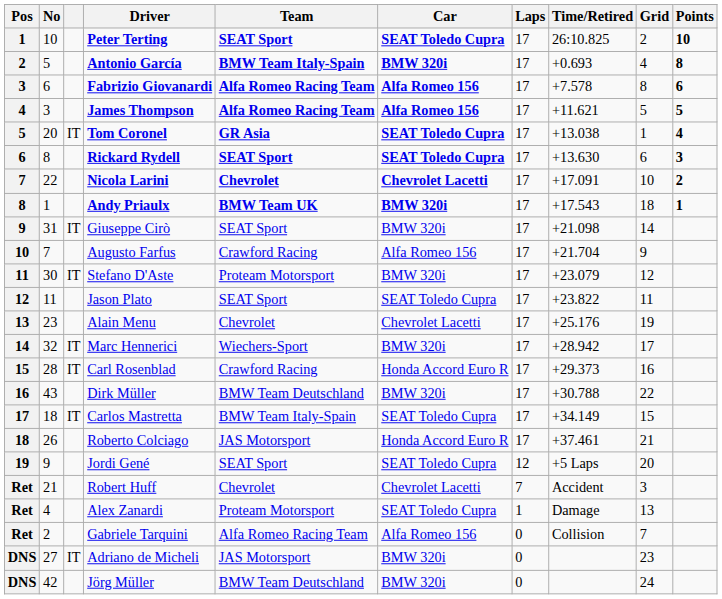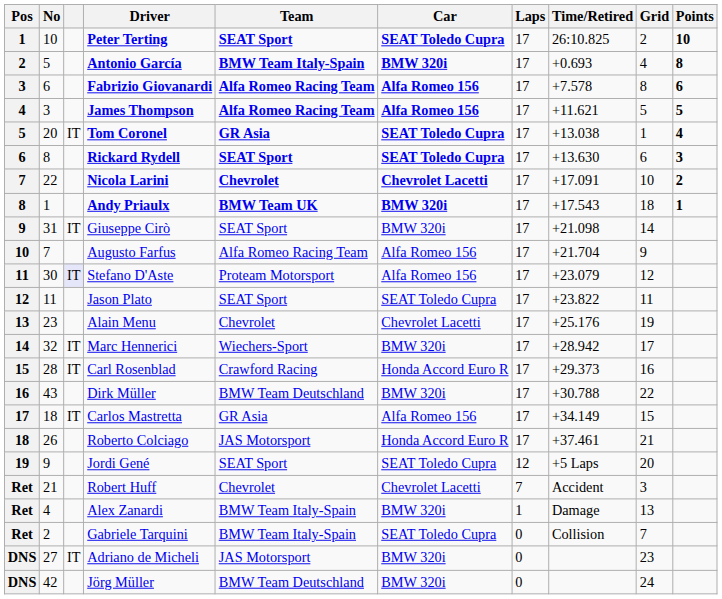(268, 252) Crawford Racing -> (293, 252) Alfa Romeo Racing Team
(74, 275) no background -> (74, 275) lavender background
(413, 275) BMW 320i -> (429, 275) Alfa Romeo 156
(287, 416) BMW Team Italy-Spain -> (243, 416) GR Asia
(439, 416) SEAT Toledo Cupra -> (429, 416) Alfa Romeo 156
(276, 511) Proteam Motorsport -> (287, 511) BMW Team Italy-Spain
(439, 511) SEAT Toledo Cupra -> (413, 511) BMW 320i
(293, 534) Alfa Romeo Racing Team -> (287, 534) BMW Team Italy-Spain
(429, 534) Alfa Romeo 156 -> (439, 534) SEAT Toledo Cupra
